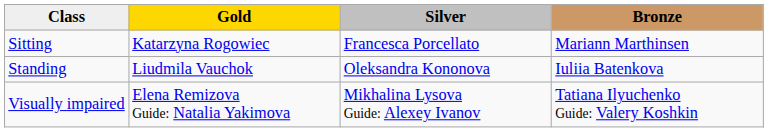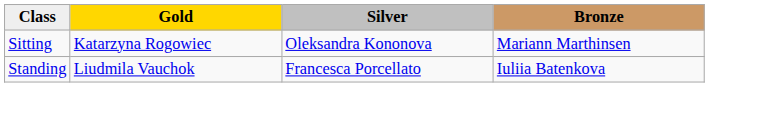(411, 43) Francesca Porcellato -> (359, 43) Oleksandra Kononova
(417, 69) Oleksandra Kononova -> (353, 69) Francesca Porcellato
- row: (66, 104)
